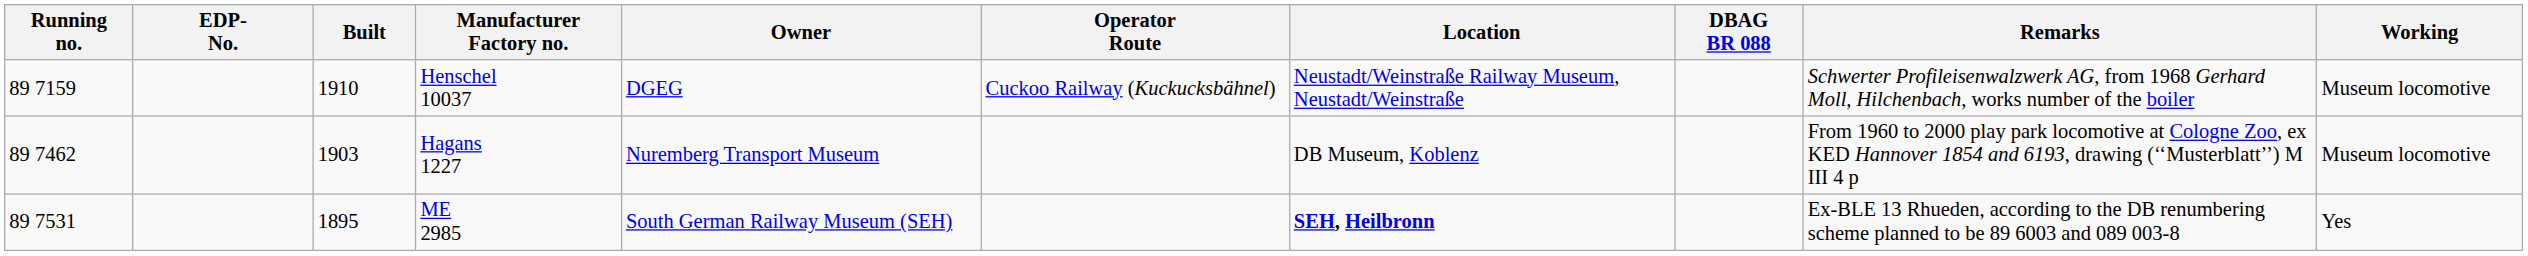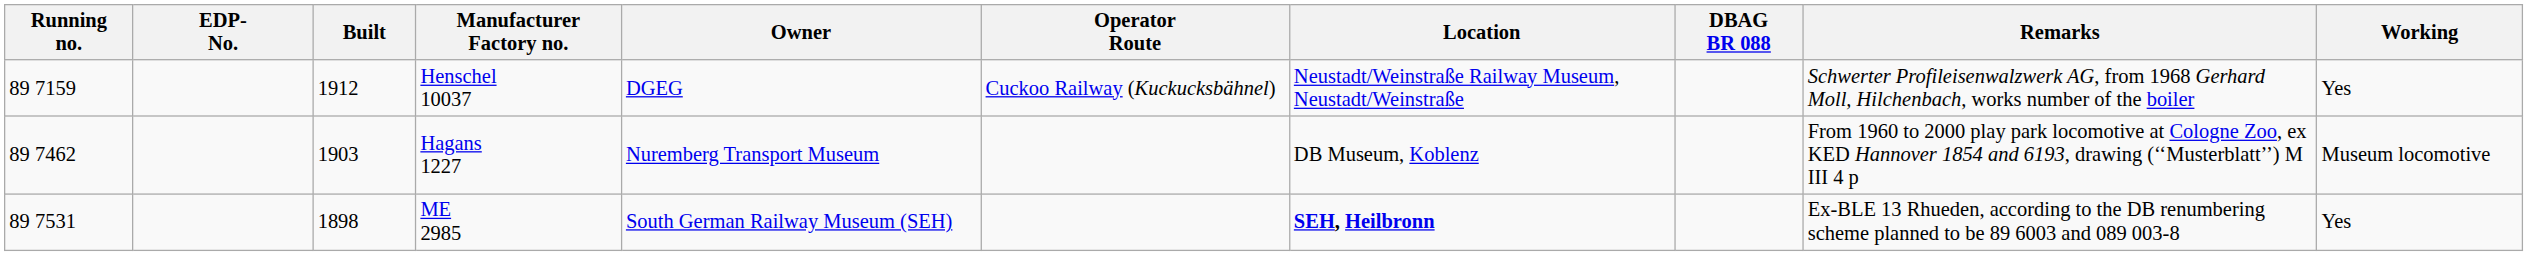(338, 87) 1910 -> (338, 87) 1912
(2406, 87) Museum locomotive -> (2336, 87) Yes
(338, 221) 1895 -> (338, 221) 1898
